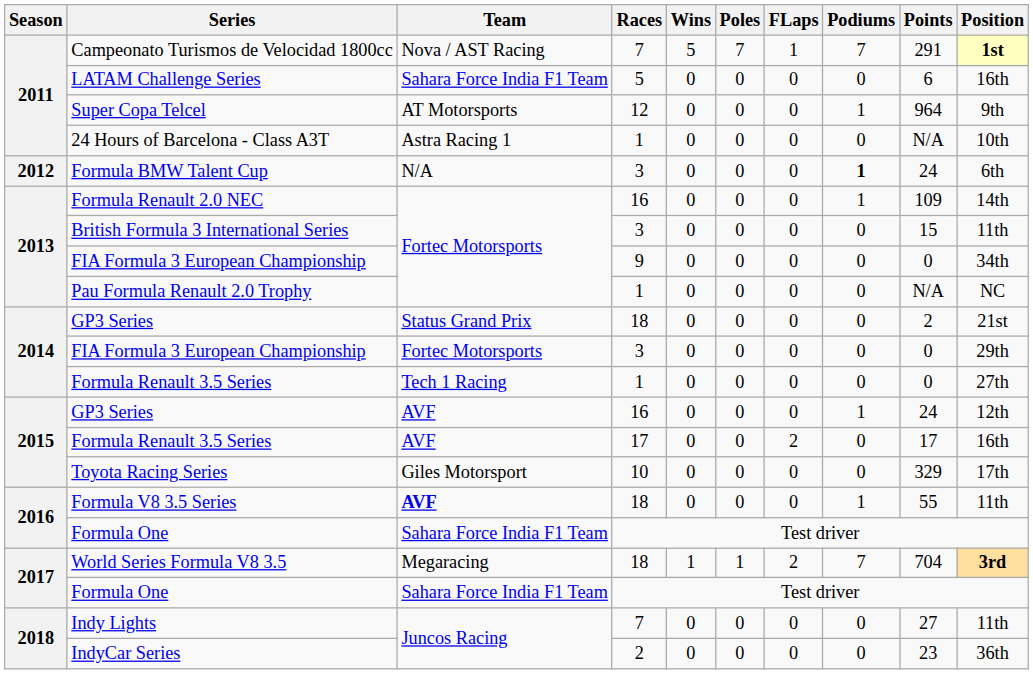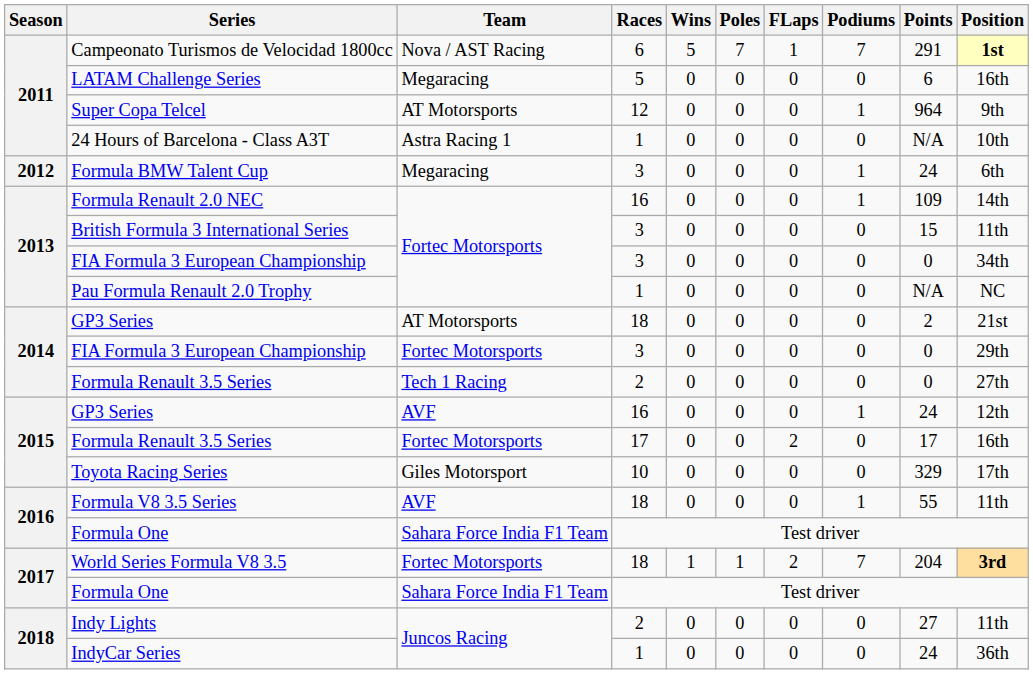(639, 50) 7 -> (639, 50) 6
(505, 80) Sahara Force India F1 Team -> (445, 80) Megaracing
(417, 170) N/A -> (445, 170) Megaracing
(861, 170) bold -> (861, 170) normal
(639, 261) 9 -> (639, 261) 3
(466, 321) Status Grand Prix -> (459, 321) AT Motorsports
(639, 381) 1 -> (639, 381) 2
(419, 442) AVF -> (472, 442) Fortec Motorsports
(419, 502) bold -> (419, 502) normal
(445, 562) Megaracing -> (472, 562) Fortec Motorsports
(928, 562) 704 -> (928, 562) 204
(639, 623) 7 -> (639, 623) 2
(639, 653) 2 -> (639, 653) 1
(928, 653) 23 -> (928, 653) 24
